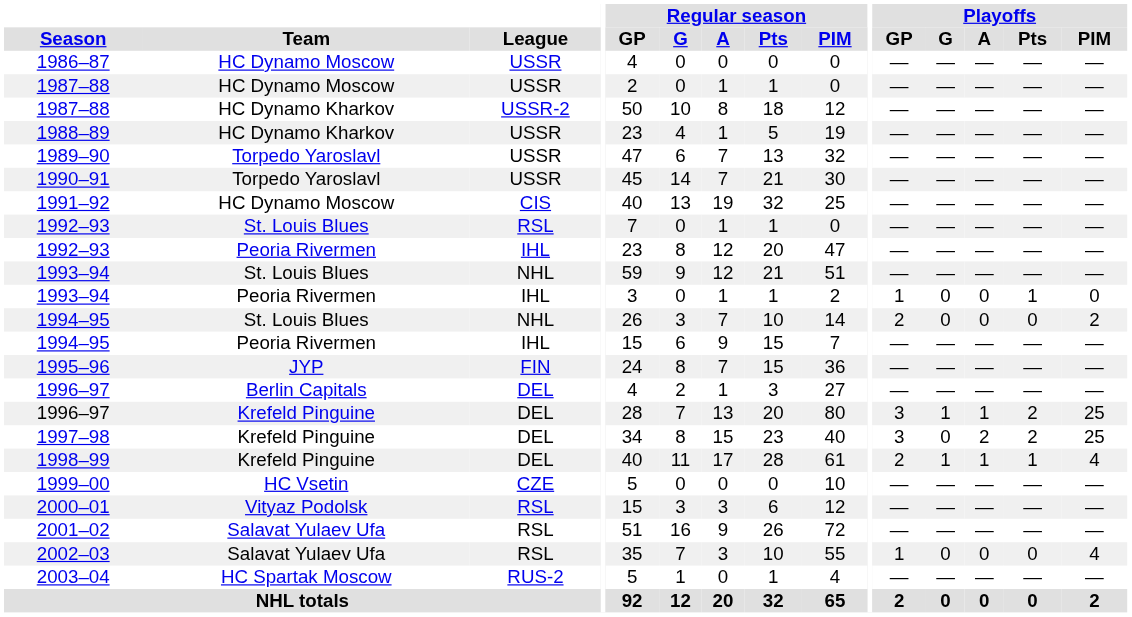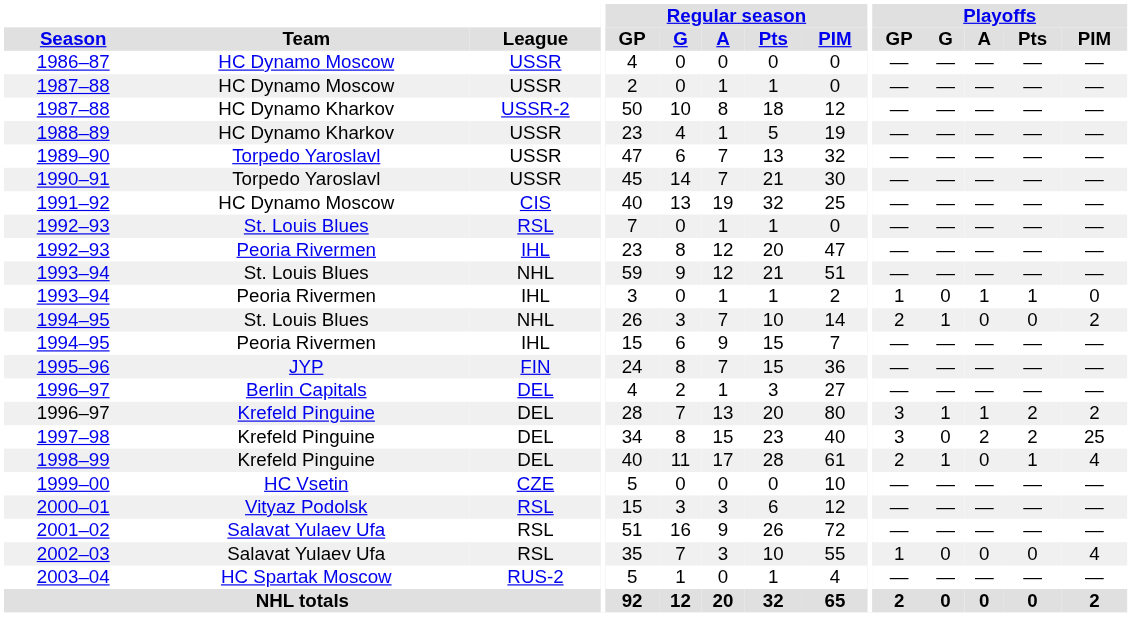(984, 296) 0 -> (984, 296) 1
(946, 319) 0 -> (946, 319) 1
(1094, 413) 25 -> (1094, 413) 2
(984, 460) 1 -> (984, 460) 0
